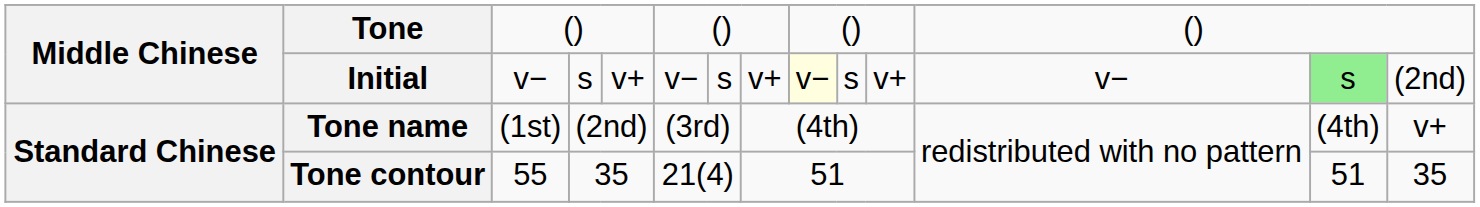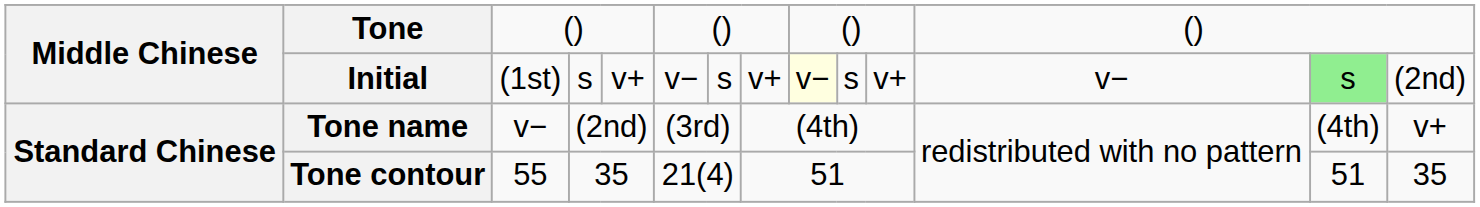(530, 77) v− -> (530, 77) (1st)
(530, 126) (1st) -> (530, 126) v−
